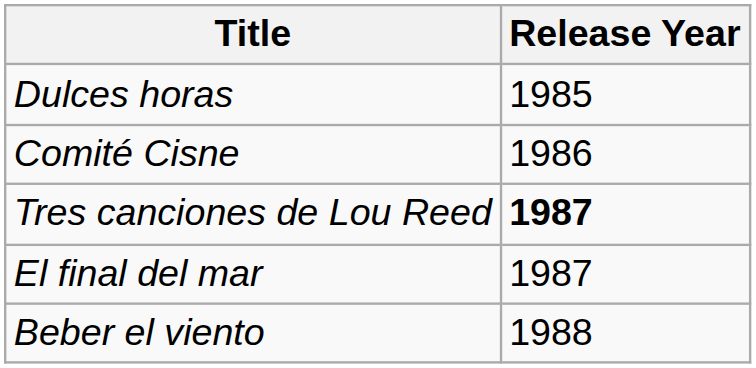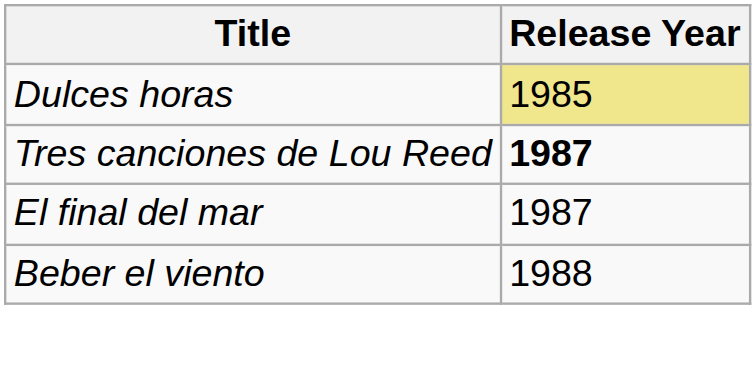(551, 93) no background -> (551, 93) khaki background
- row: (127, 153)
